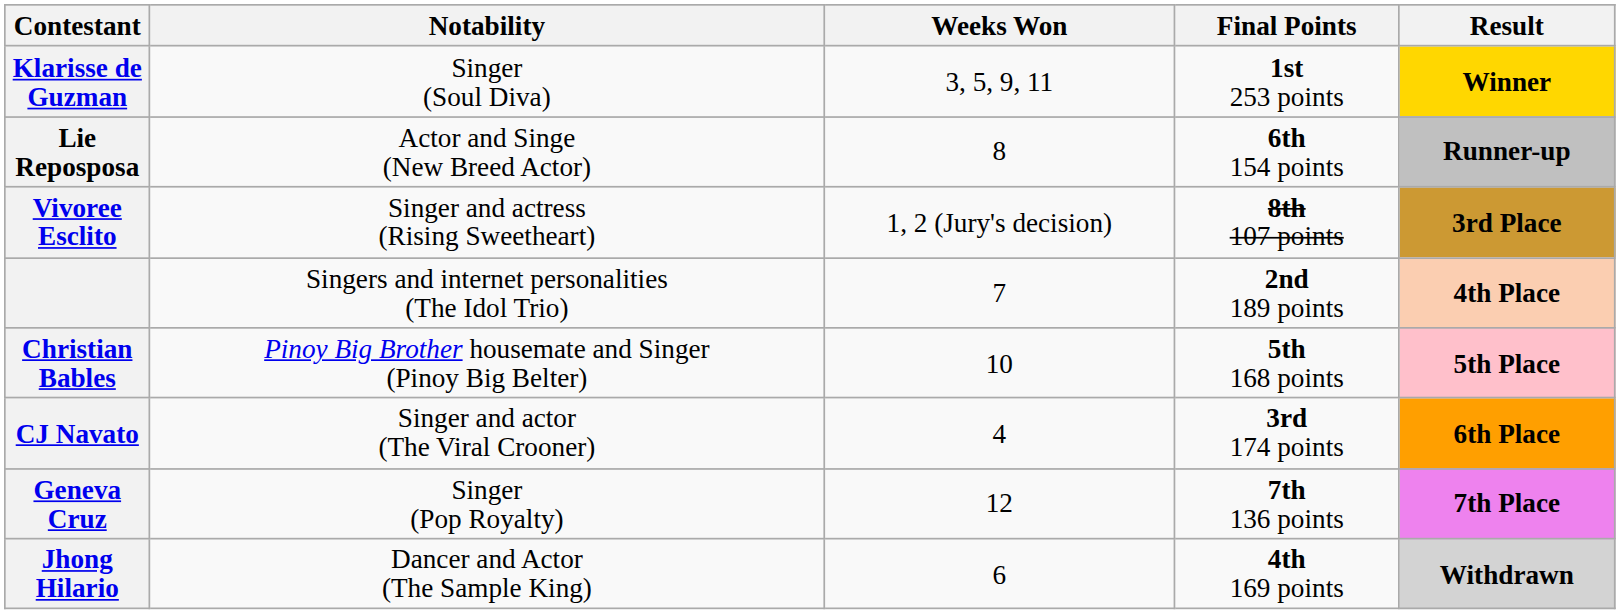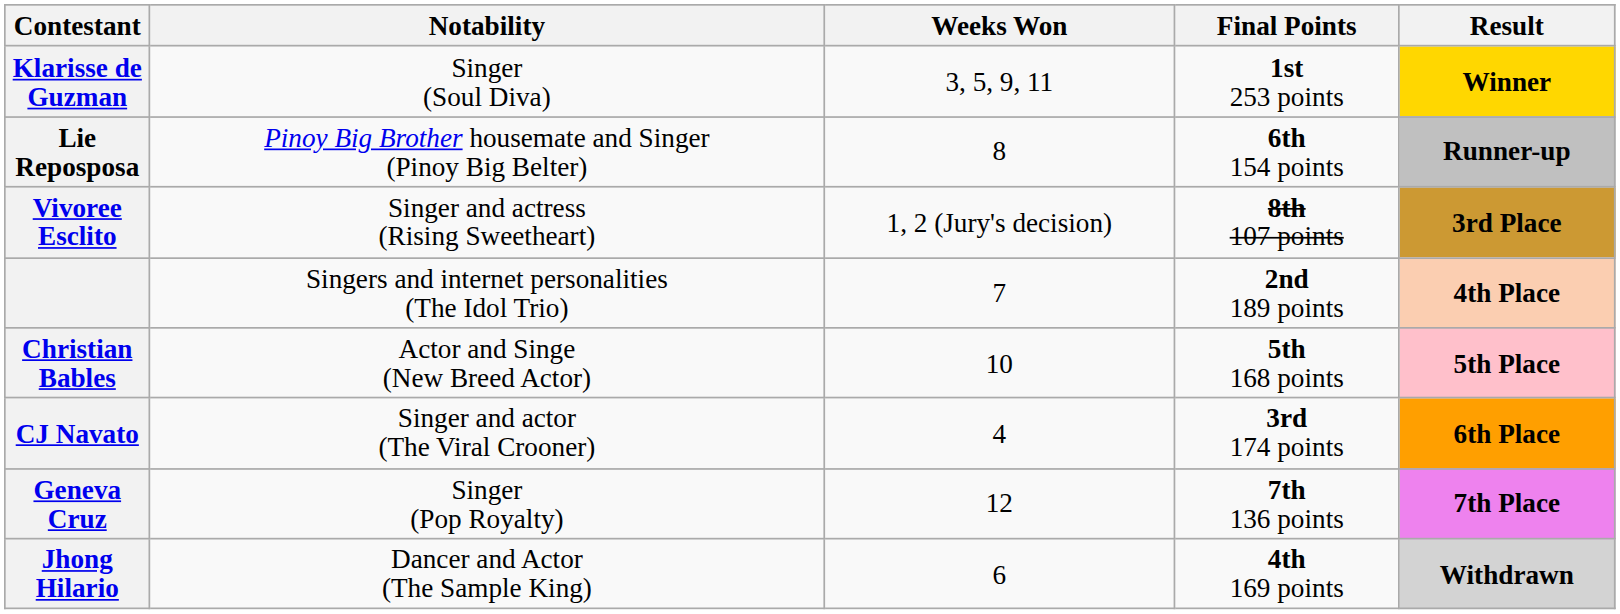(487, 152) Actor and Singe (New Breed Actor) -> (487, 152) Pinoy Big Brother housemate and Singer (Pinoy Big Belter)
(487, 363) Pinoy Big Brother housemate and Singer (Pinoy Big Belter) -> (487, 363) Actor and Singe (New Breed Actor)
